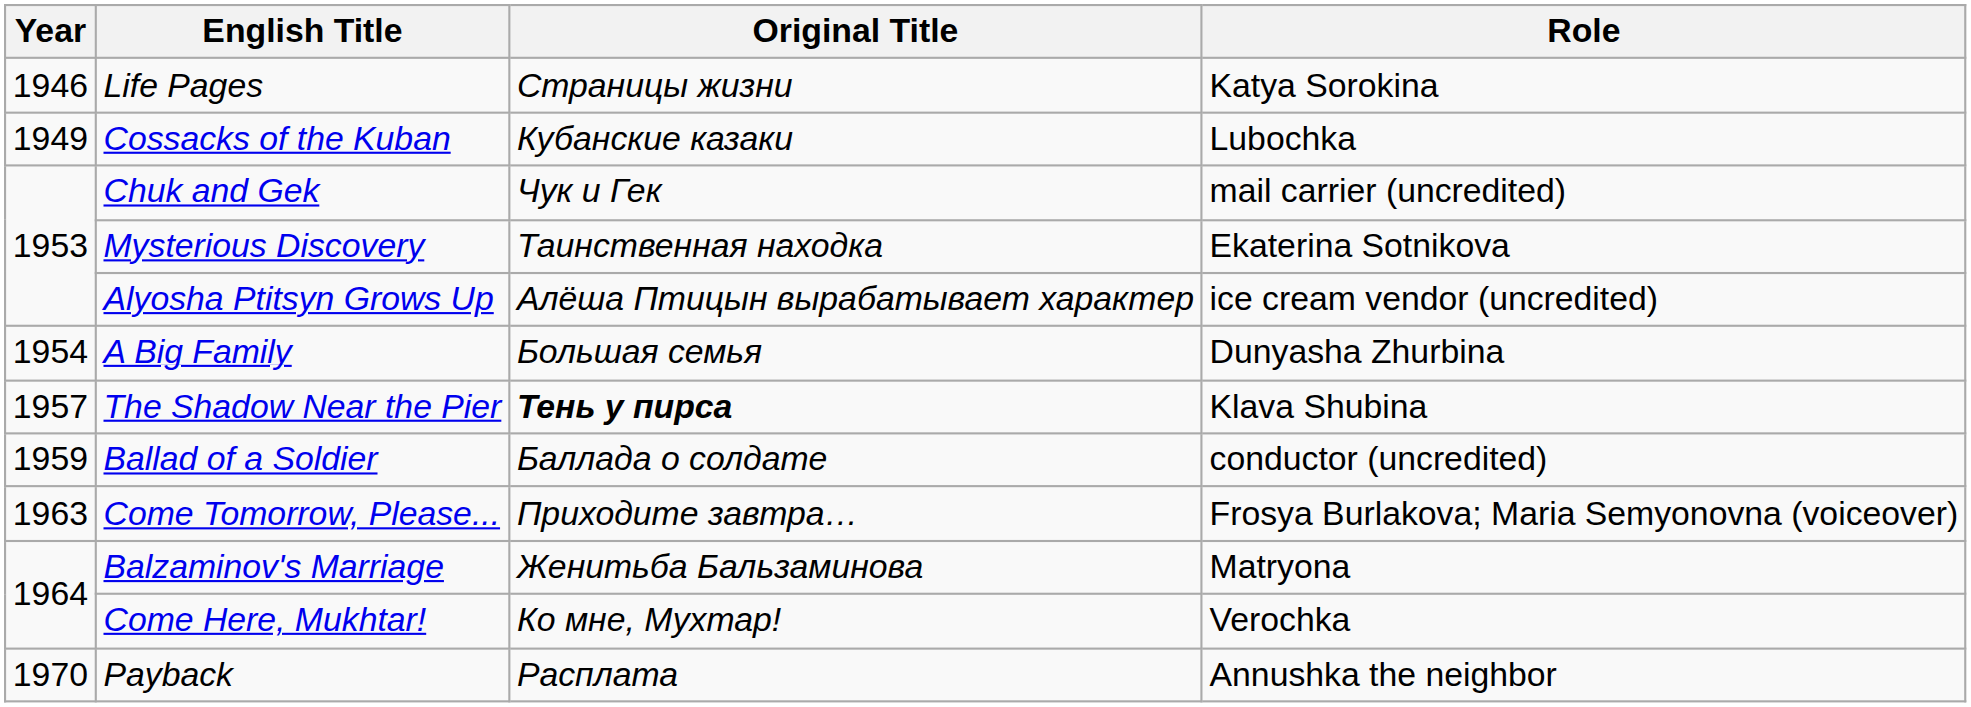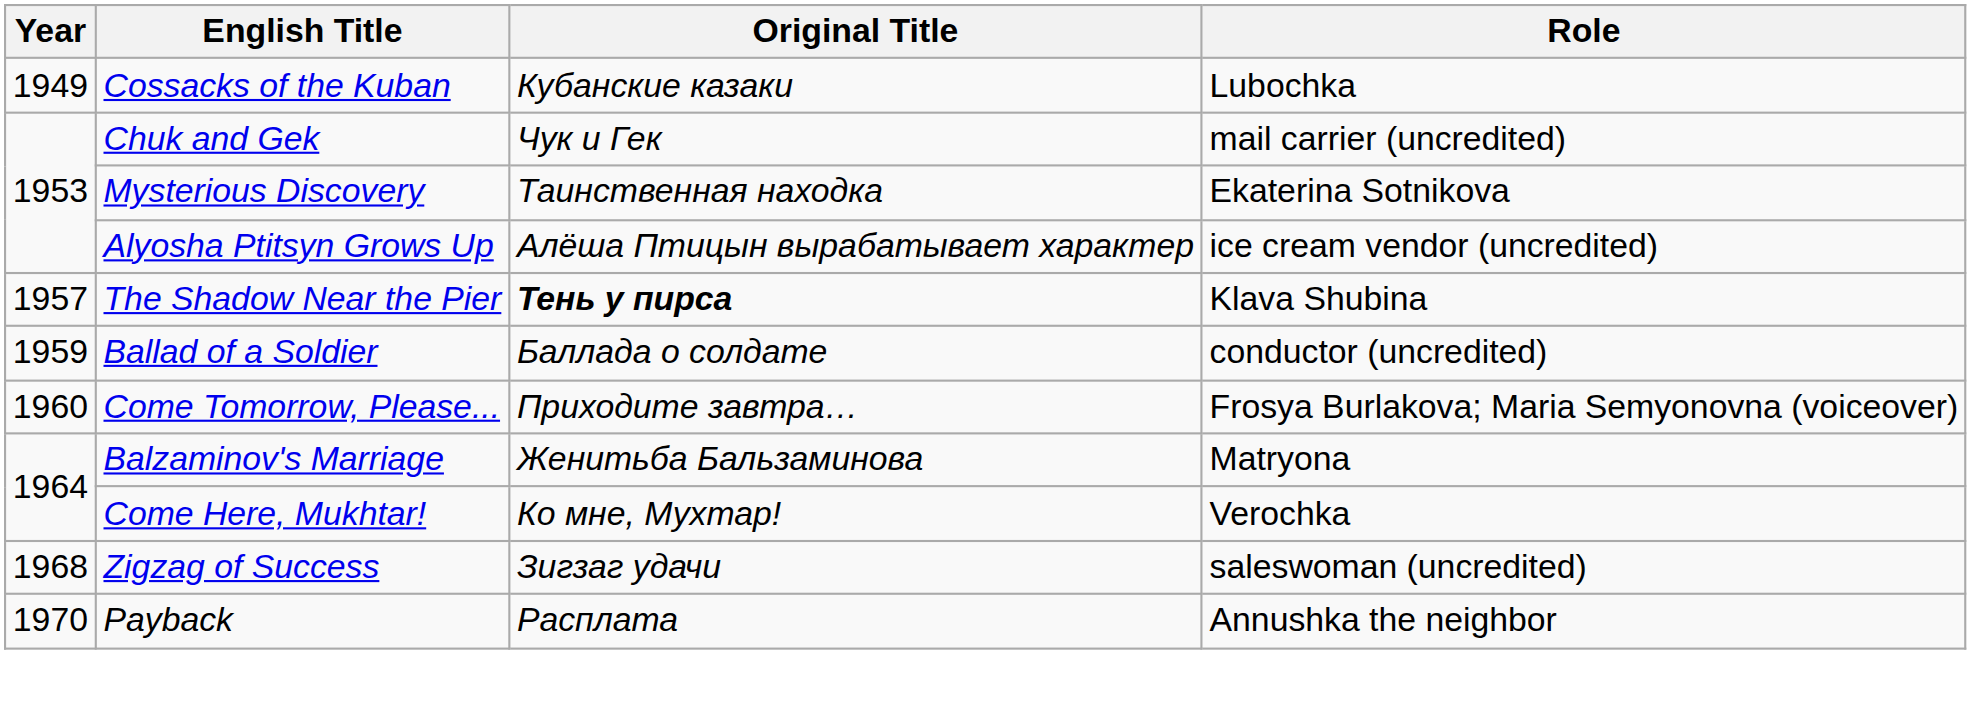- row: (183, 84)
- row: (198, 352)
(50, 513) 1963 -> (50, 406) 1960
+ row: (241, 566)
